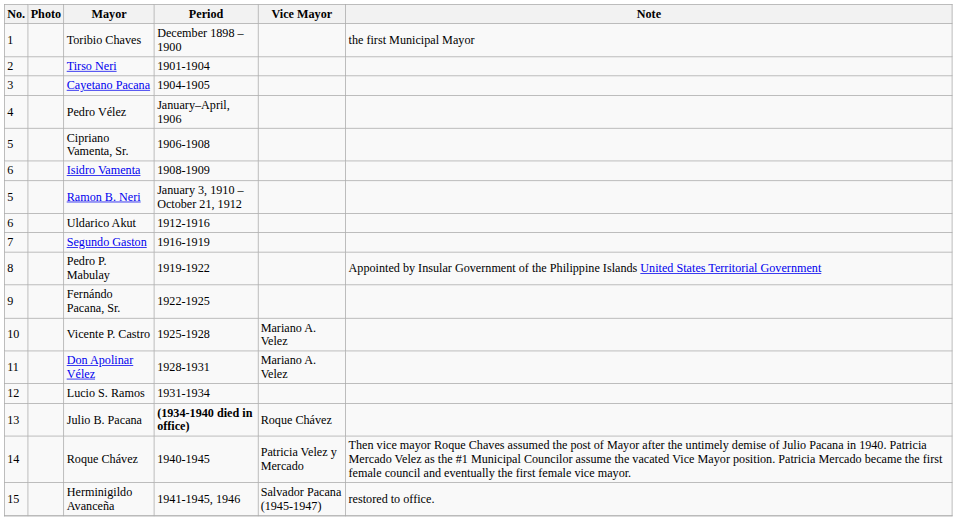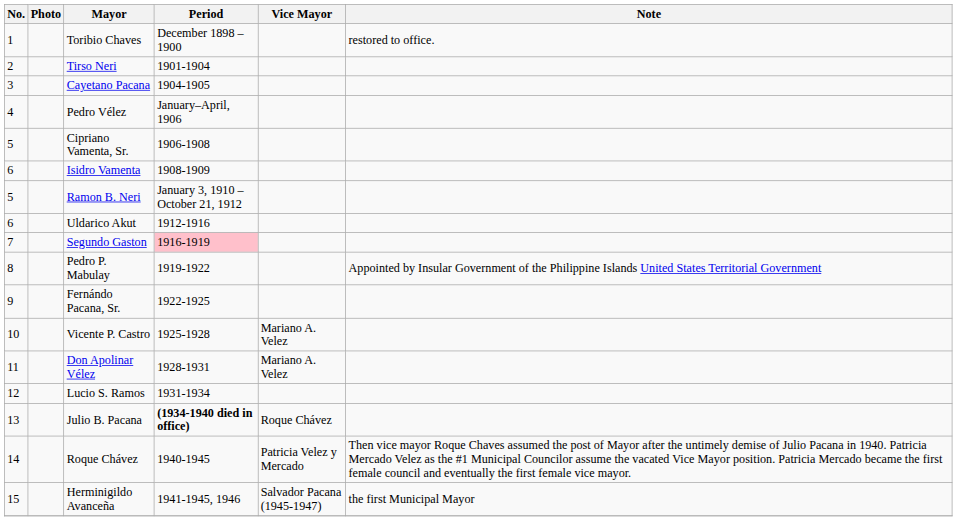(412, 40) the first Municipal Mayor -> (391, 40) restored to office.
(183, 242) no background -> (183, 242) pink background
(391, 499) restored to office. -> (412, 499) the first Municipal Mayor
